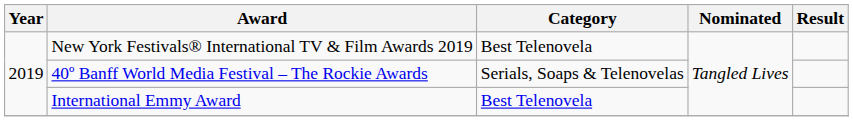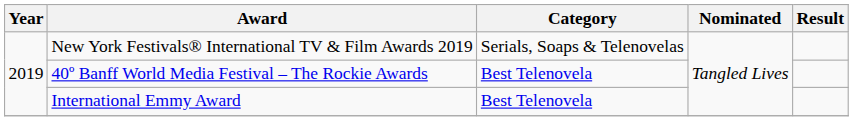(536, 45) Best Telenovela -> (582, 45) Serials, Soaps & Telenovelas
(582, 73) Serials, Soaps & Telenovelas -> (536, 73) Best Telenovela
